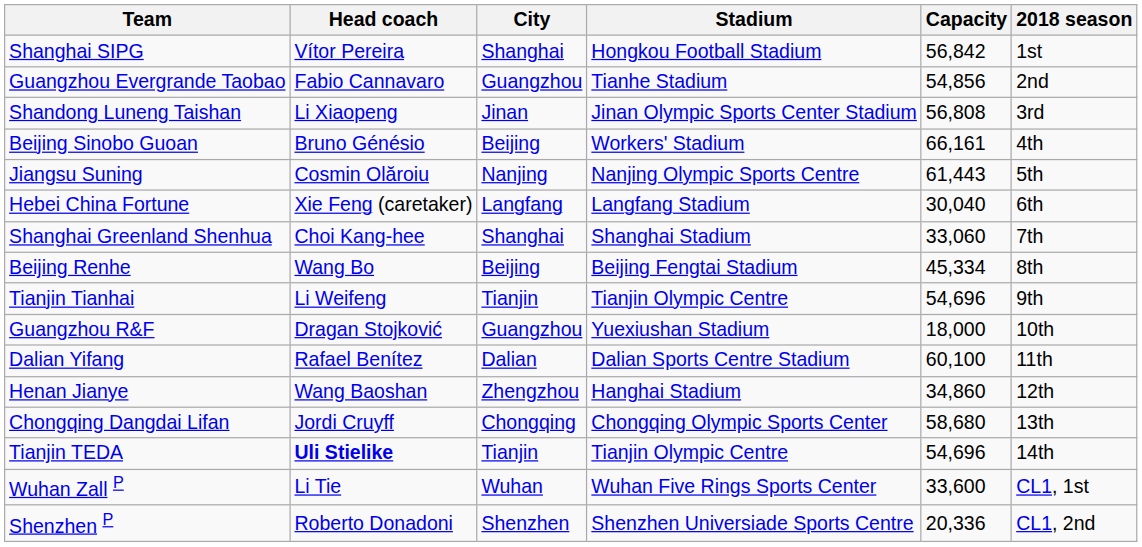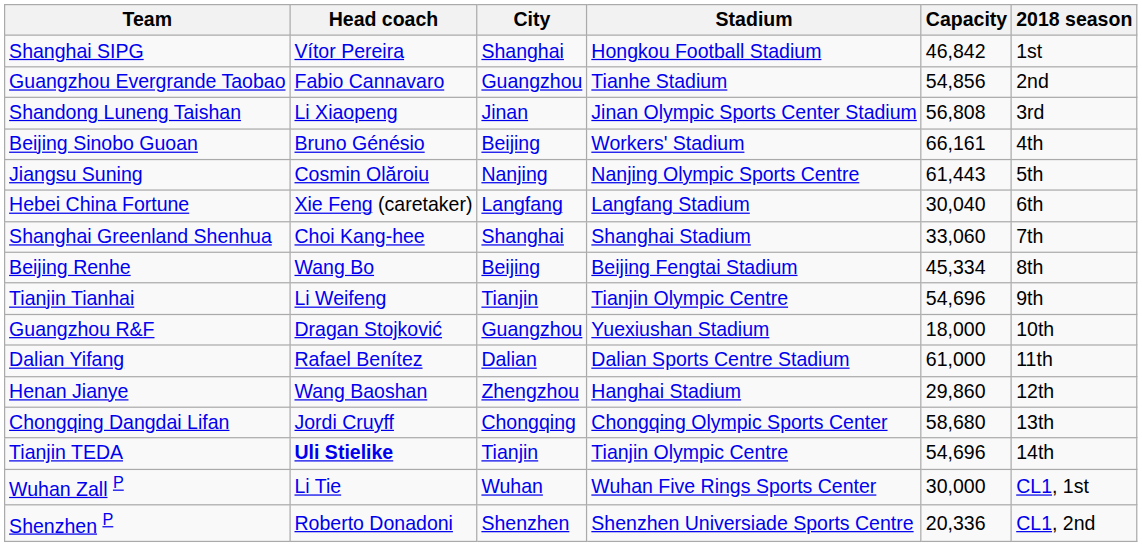(956, 50) 56,842 -> (956, 50) 46,842
(956, 360) 60,100 -> (956, 360) 61,000
(956, 391) 34,860 -> (956, 391) 29,860
(956, 486) 33,600 -> (956, 486) 30,000
